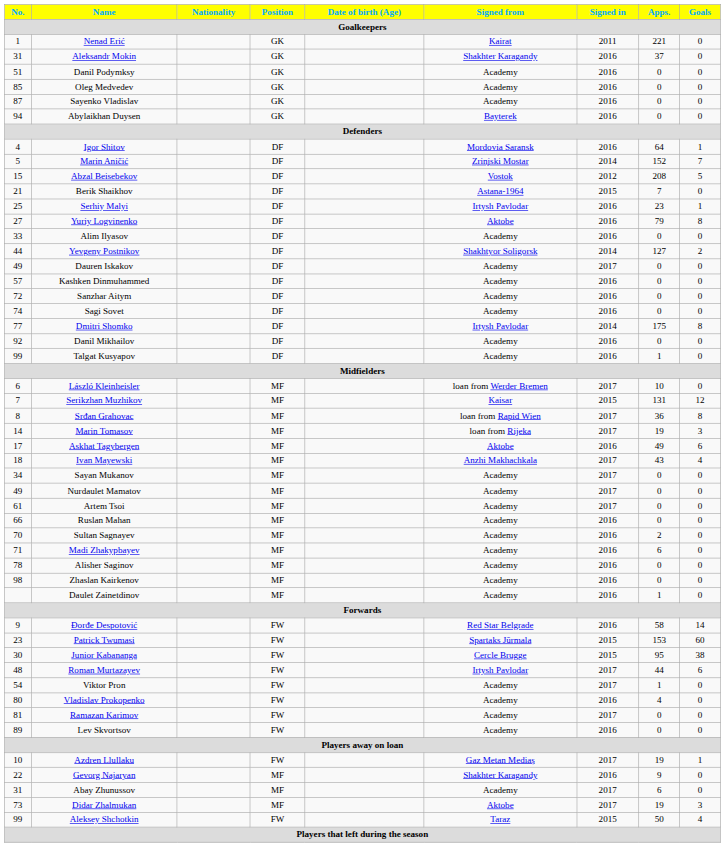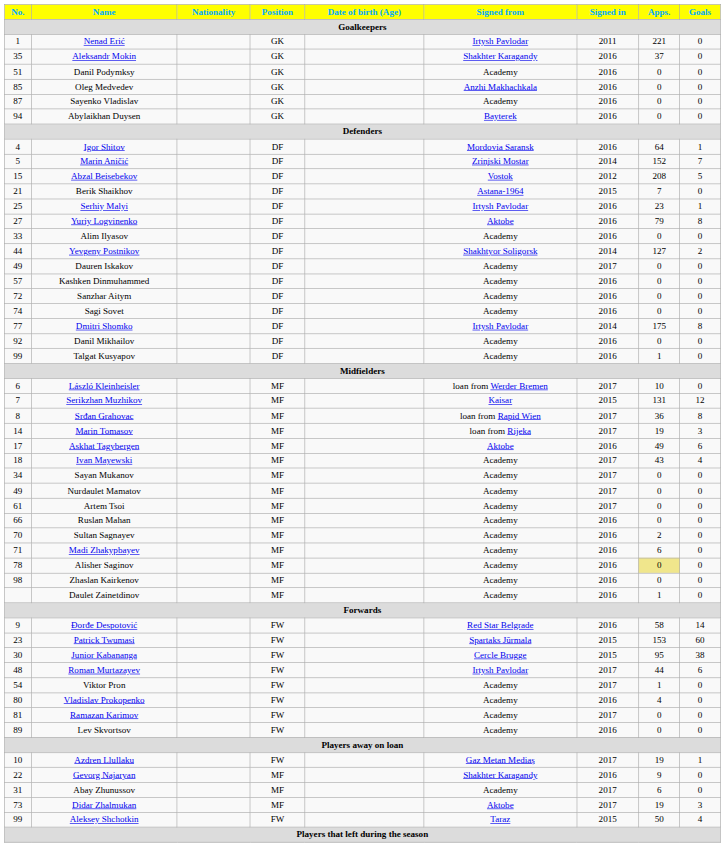(500, 42) Kairat -> (500, 42) Irtysh Pavlodar
(18, 57) 31 -> (18, 57) 35
(500, 87) Academy -> (500, 87) Anzhi Makhachkala
(500, 461) Anzhi Makhachkala -> (500, 461) Academy
(659, 565) no background -> (659, 565) khaki background
